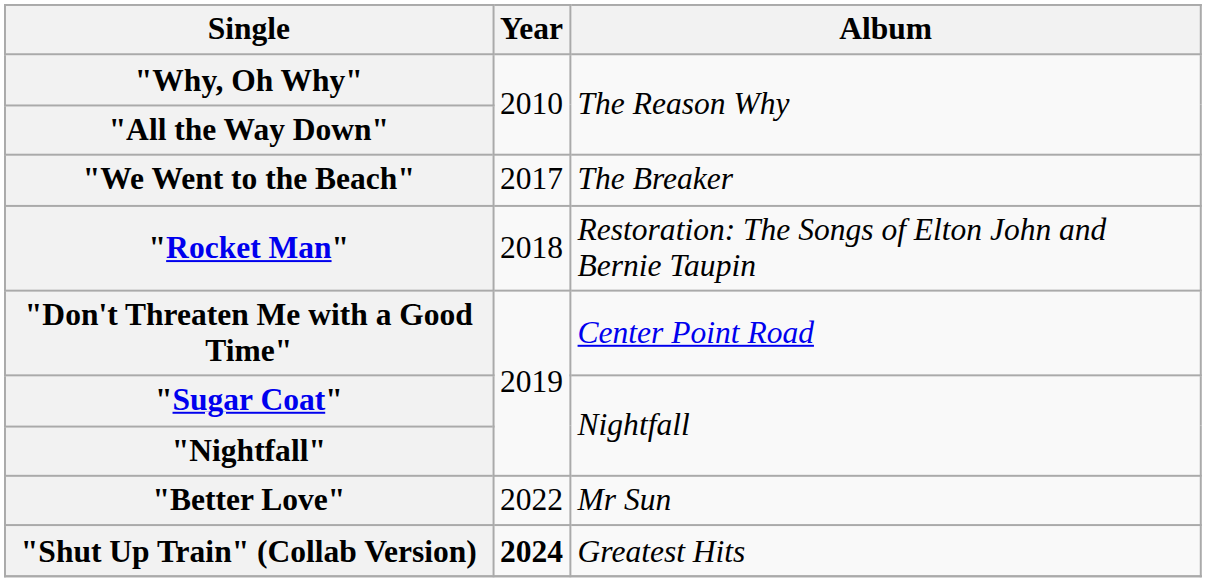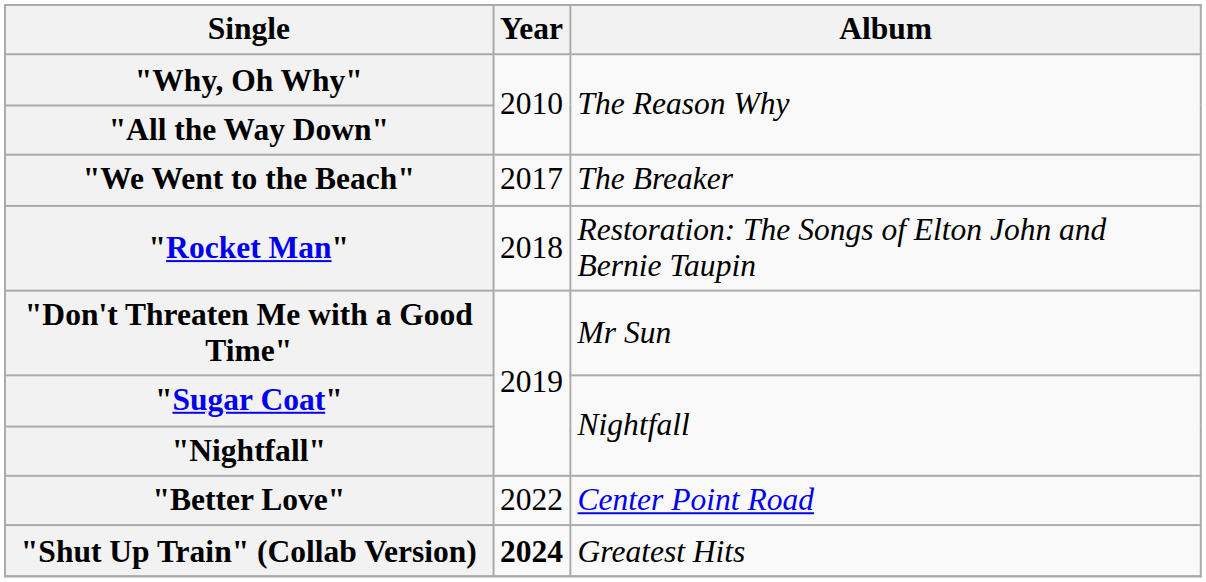(696, 332) Center Point Road -> (624, 332) Mr Sun
(624, 500) Mr Sun -> (696, 500) Center Point Road
